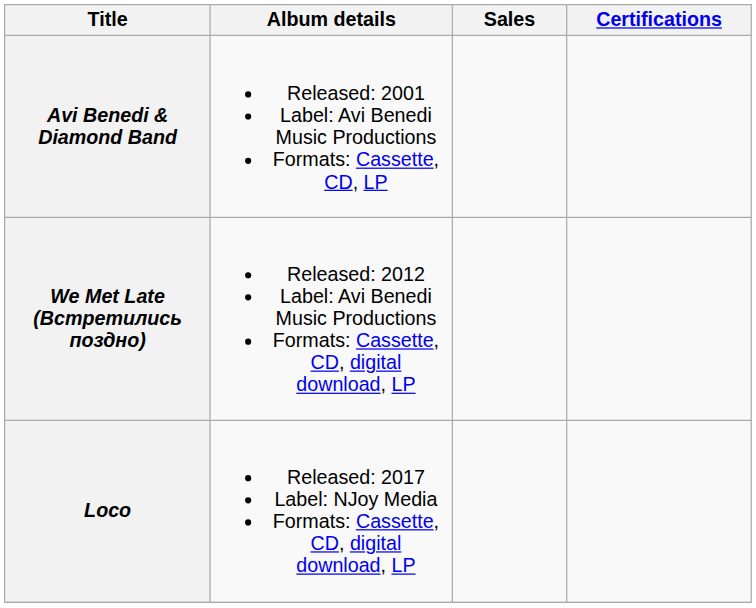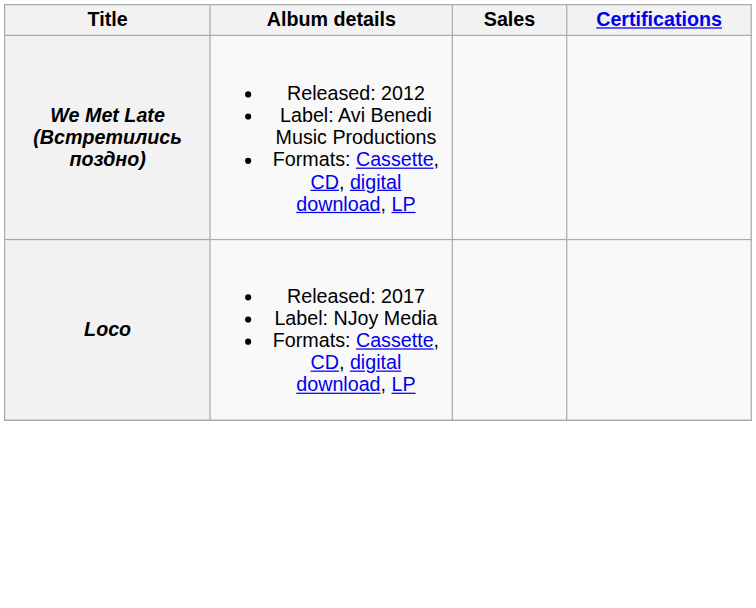- row: (108, 126)
